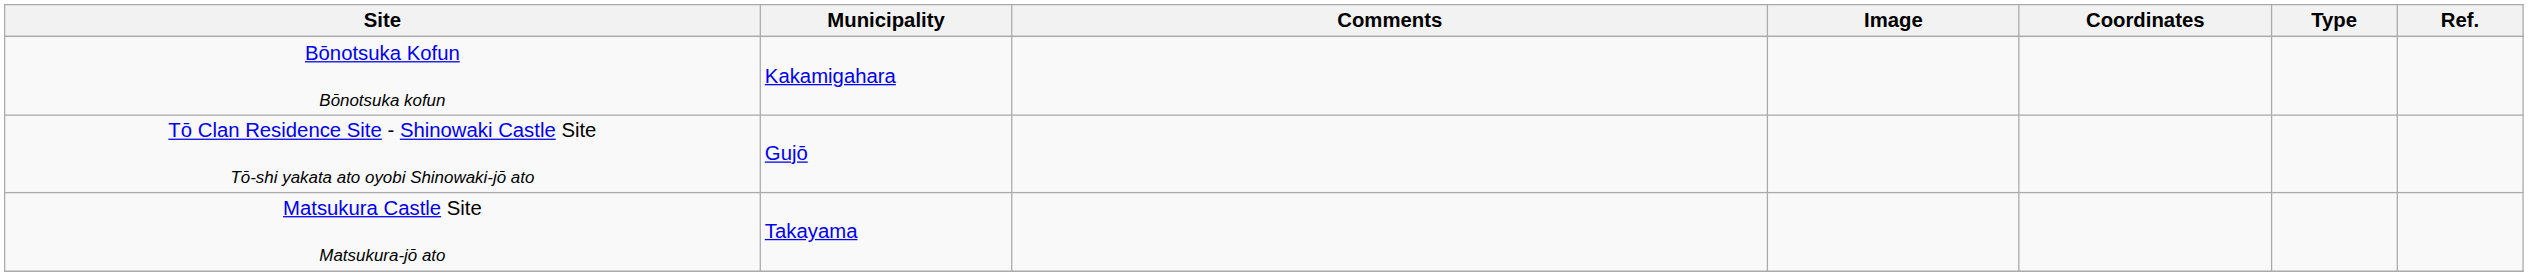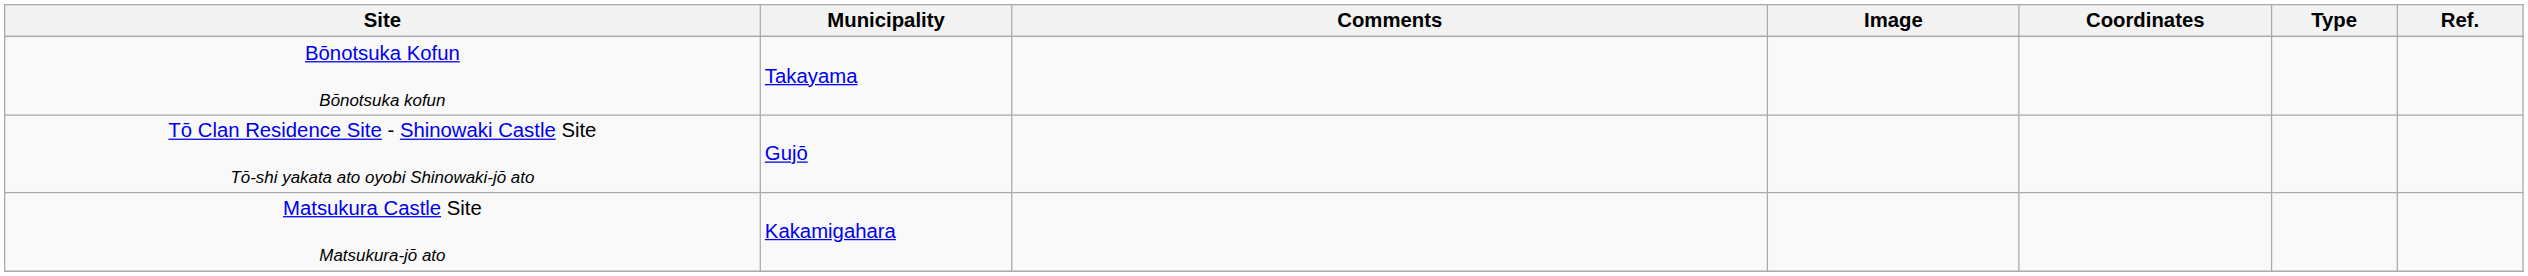(830, 75) Kakamigahara -> (811, 75) Takayama
(811, 231) Takayama -> (830, 231) Kakamigahara
